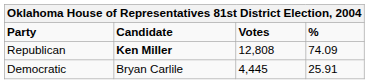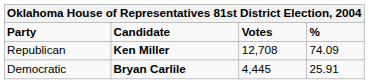(256, 50) 12,808 -> (260, 50) 12,708
(150, 69) normal -> (150, 69) bold
